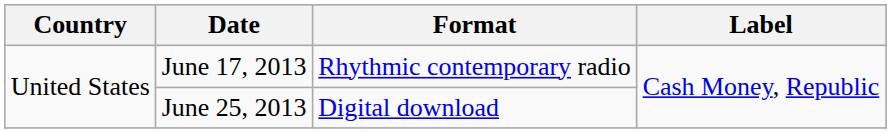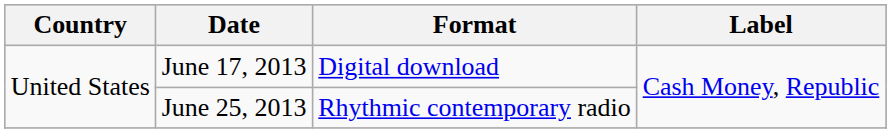(475, 66) Rhythmic contemporary radio -> (409, 66) Digital download
(409, 107) Digital download -> (475, 107) Rhythmic contemporary radio
